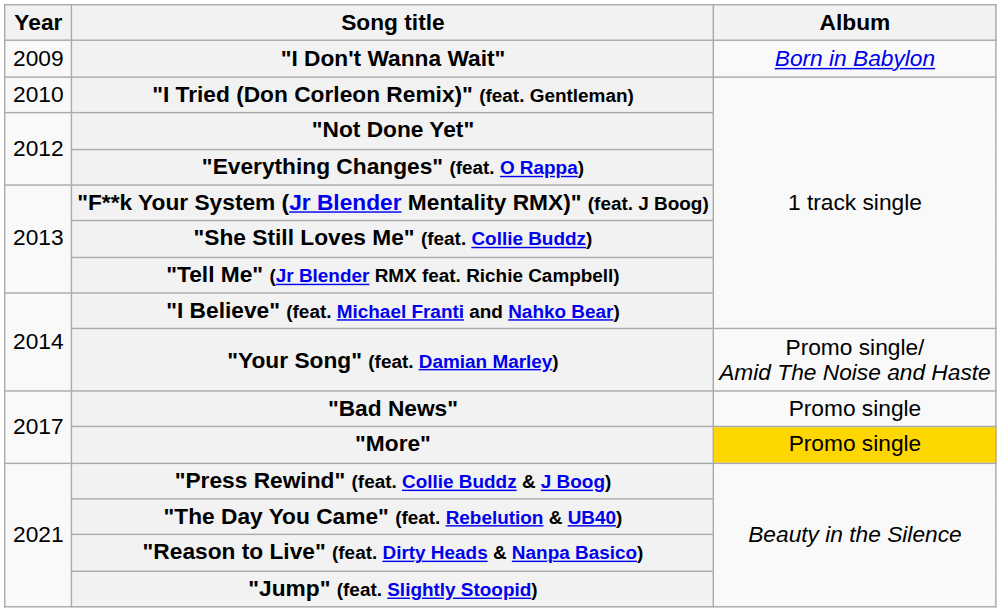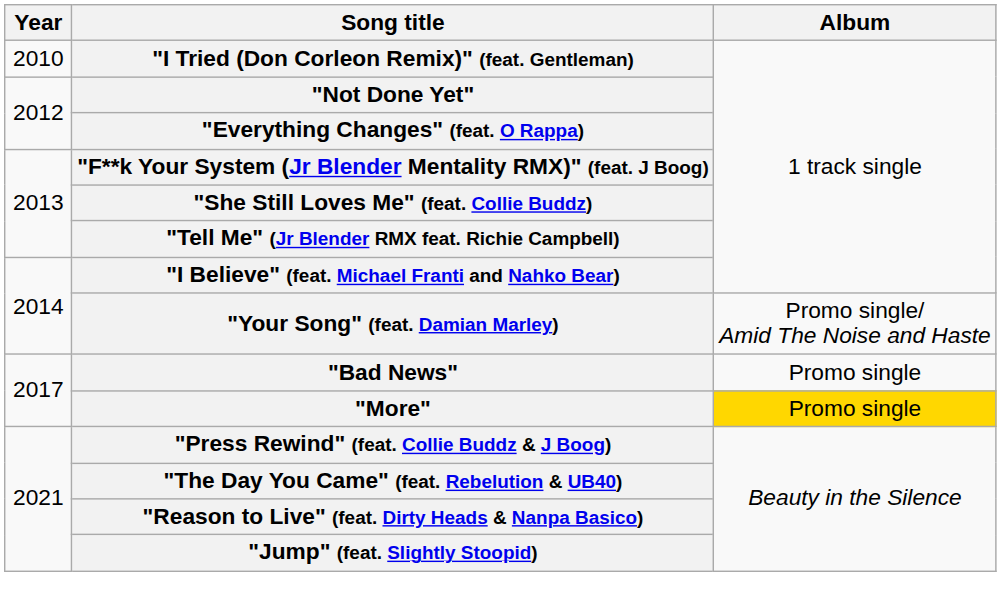- row: (393, 58)
